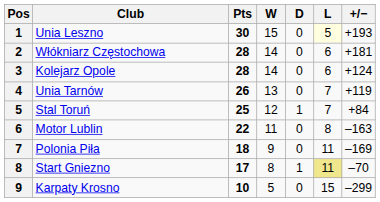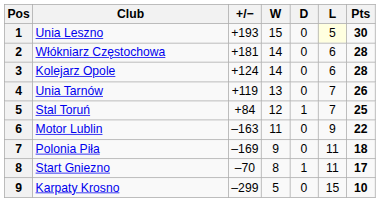columns swapped: (243, 14) <-> (359, 14)
(328, 129) 8 -> (332, 129) 9
(328, 168) khaki background -> (332, 168) no background
